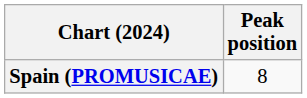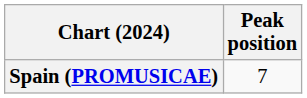(262, 76) 8 -> (262, 76) 7
